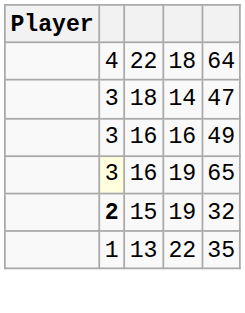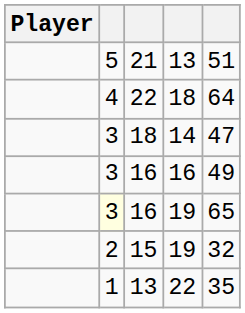+ row: (144, 61)
(112, 212) bold -> (112, 250) normal
